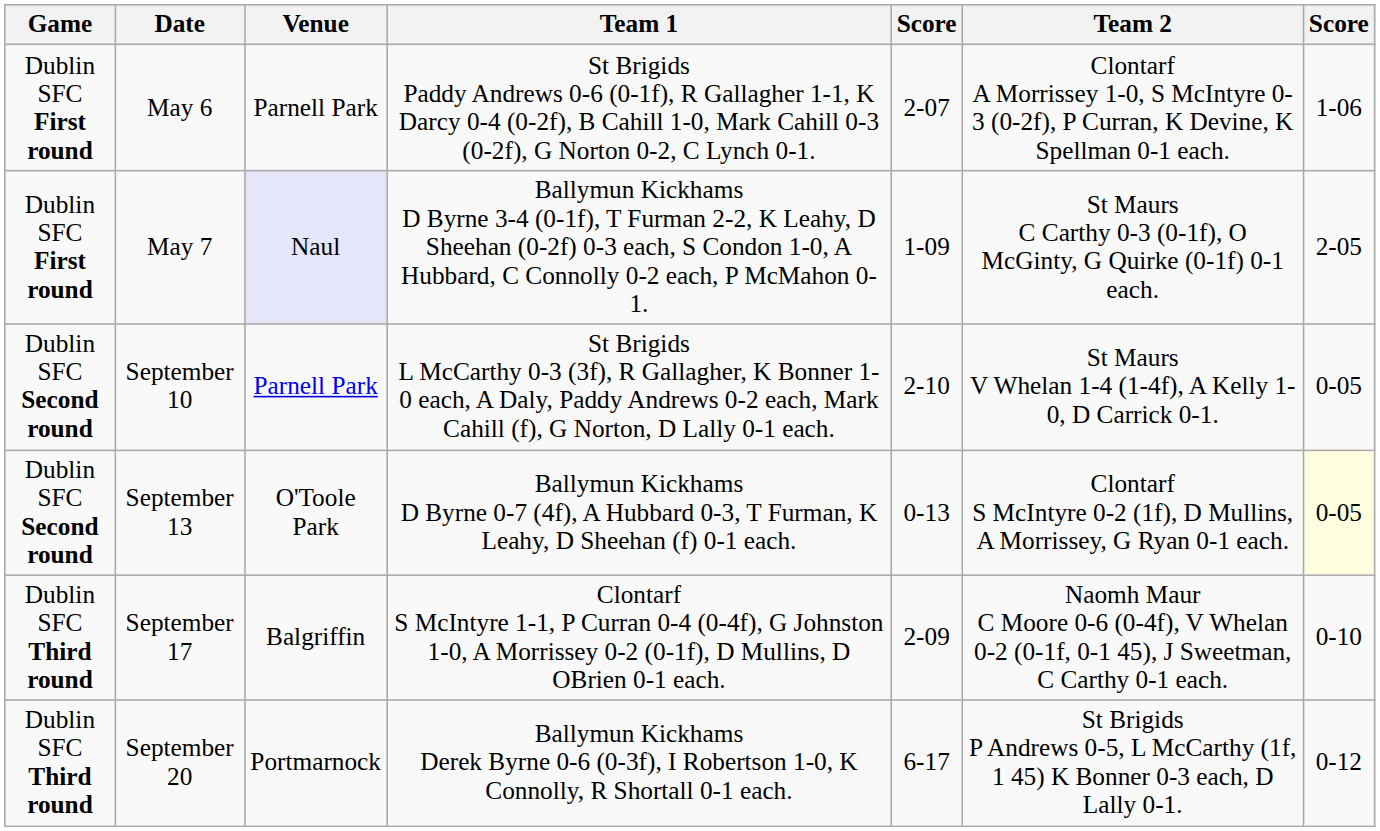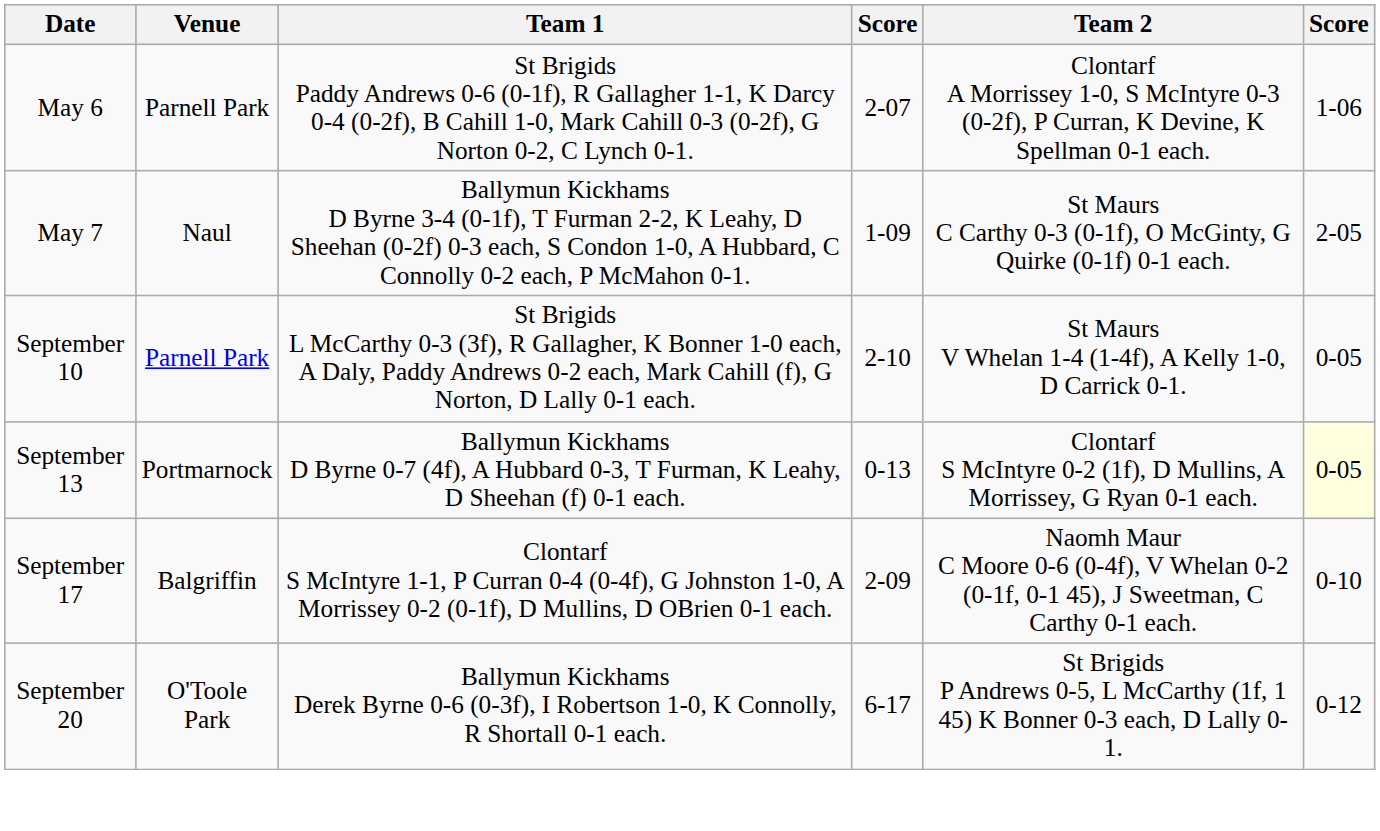- column: (60, 24)
(316, 246) lavender background -> (207, 232) no background
(316, 511) O'Toole Park -> (207, 469) Portmarnock
(316, 762) Portmarnock -> (207, 705) O'Toole Park
